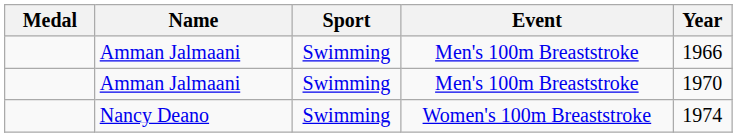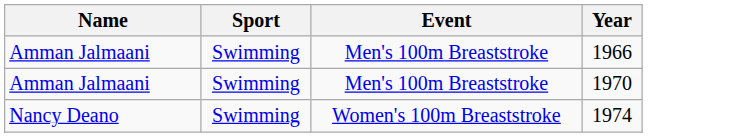- column: (50, 20)
